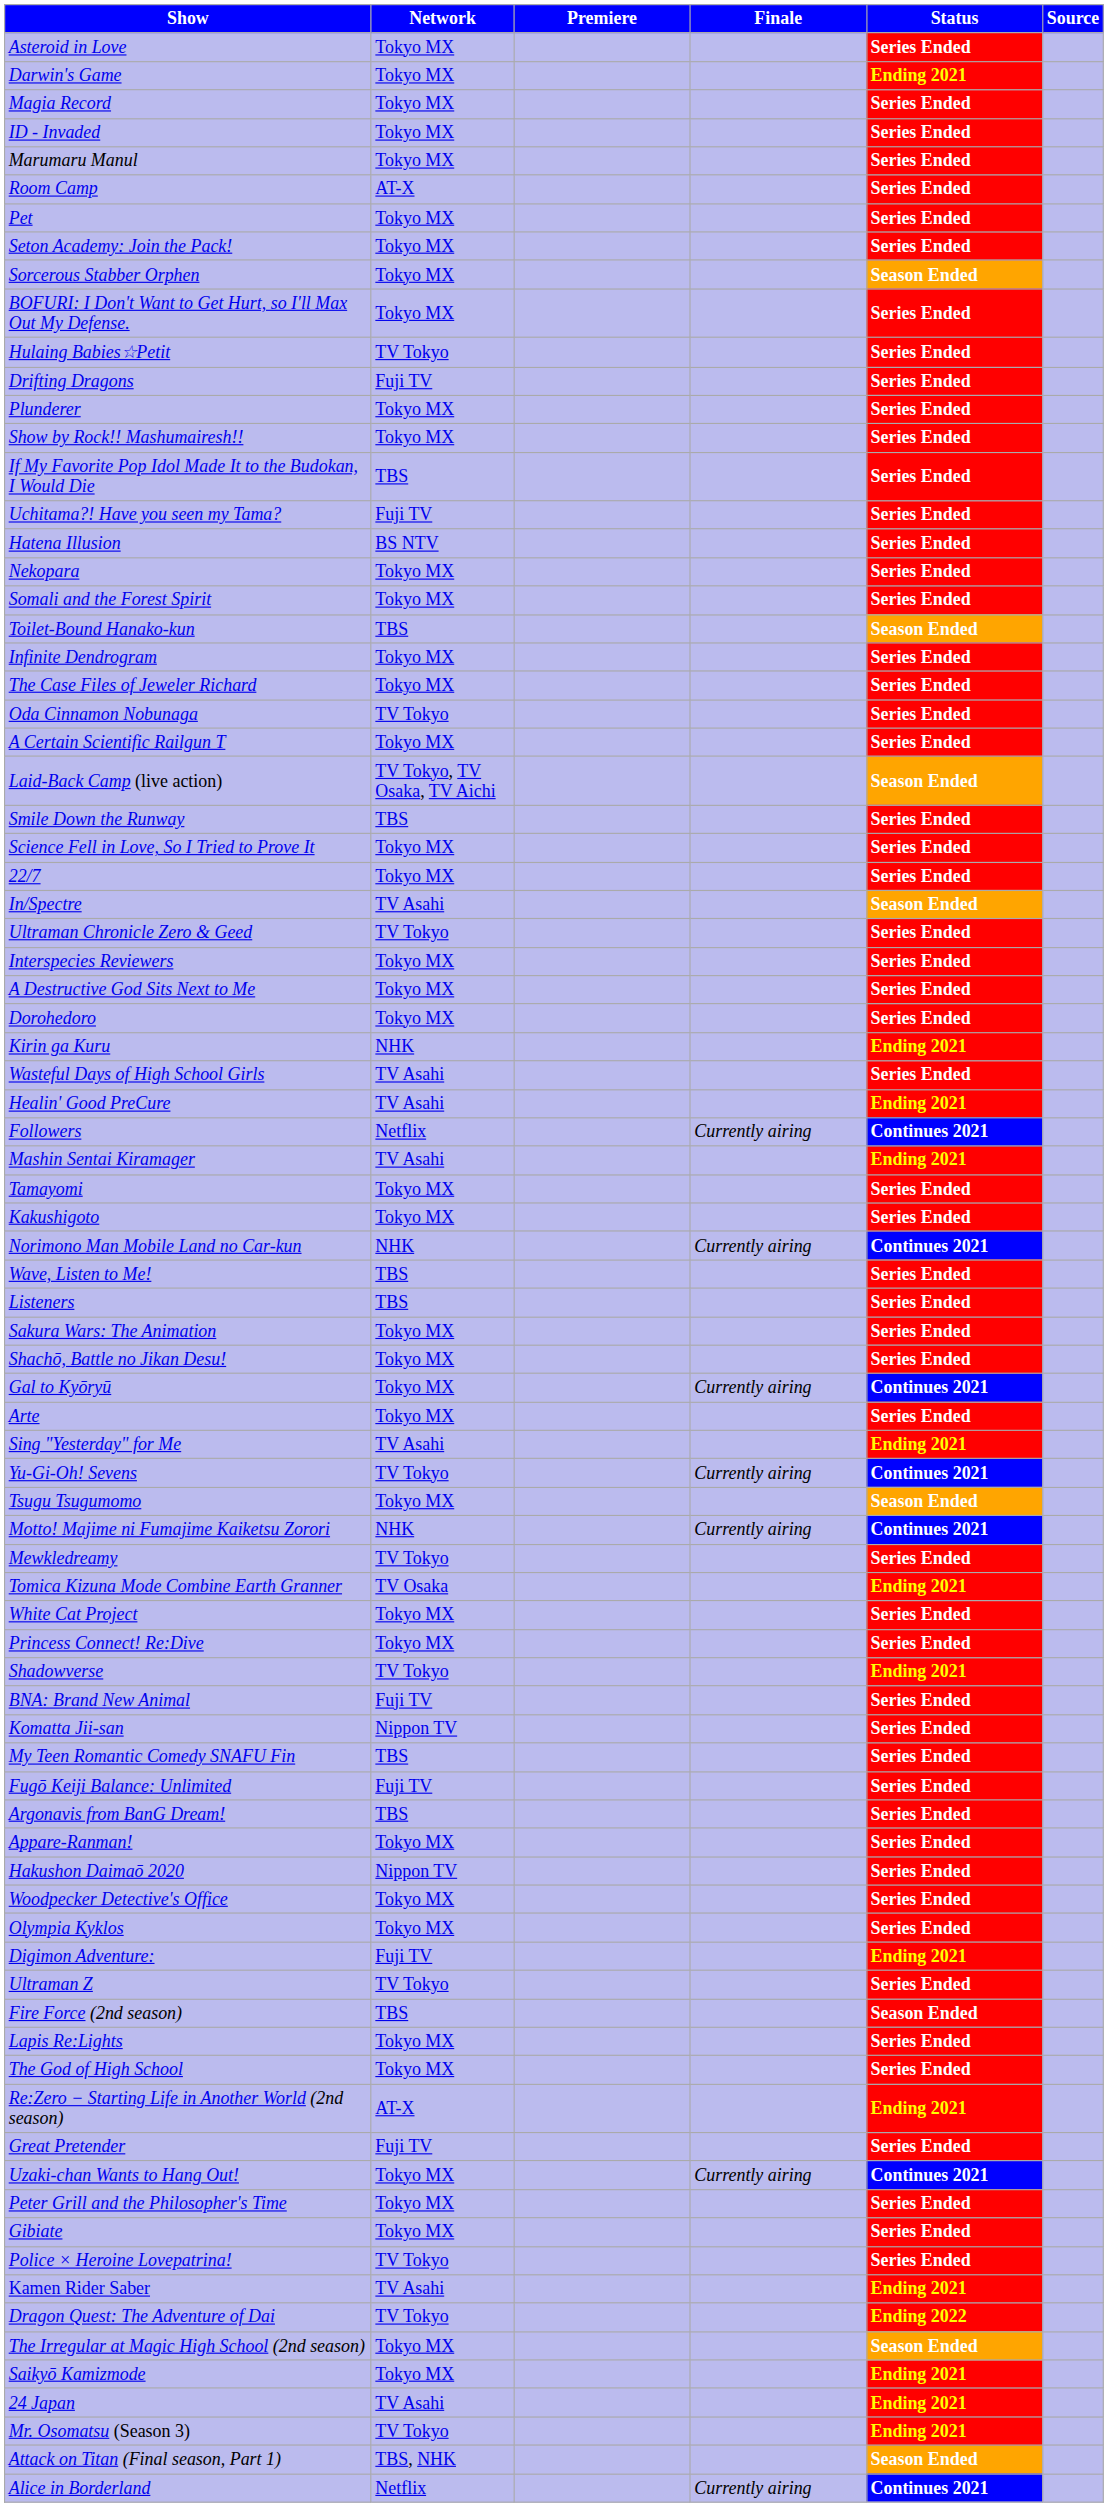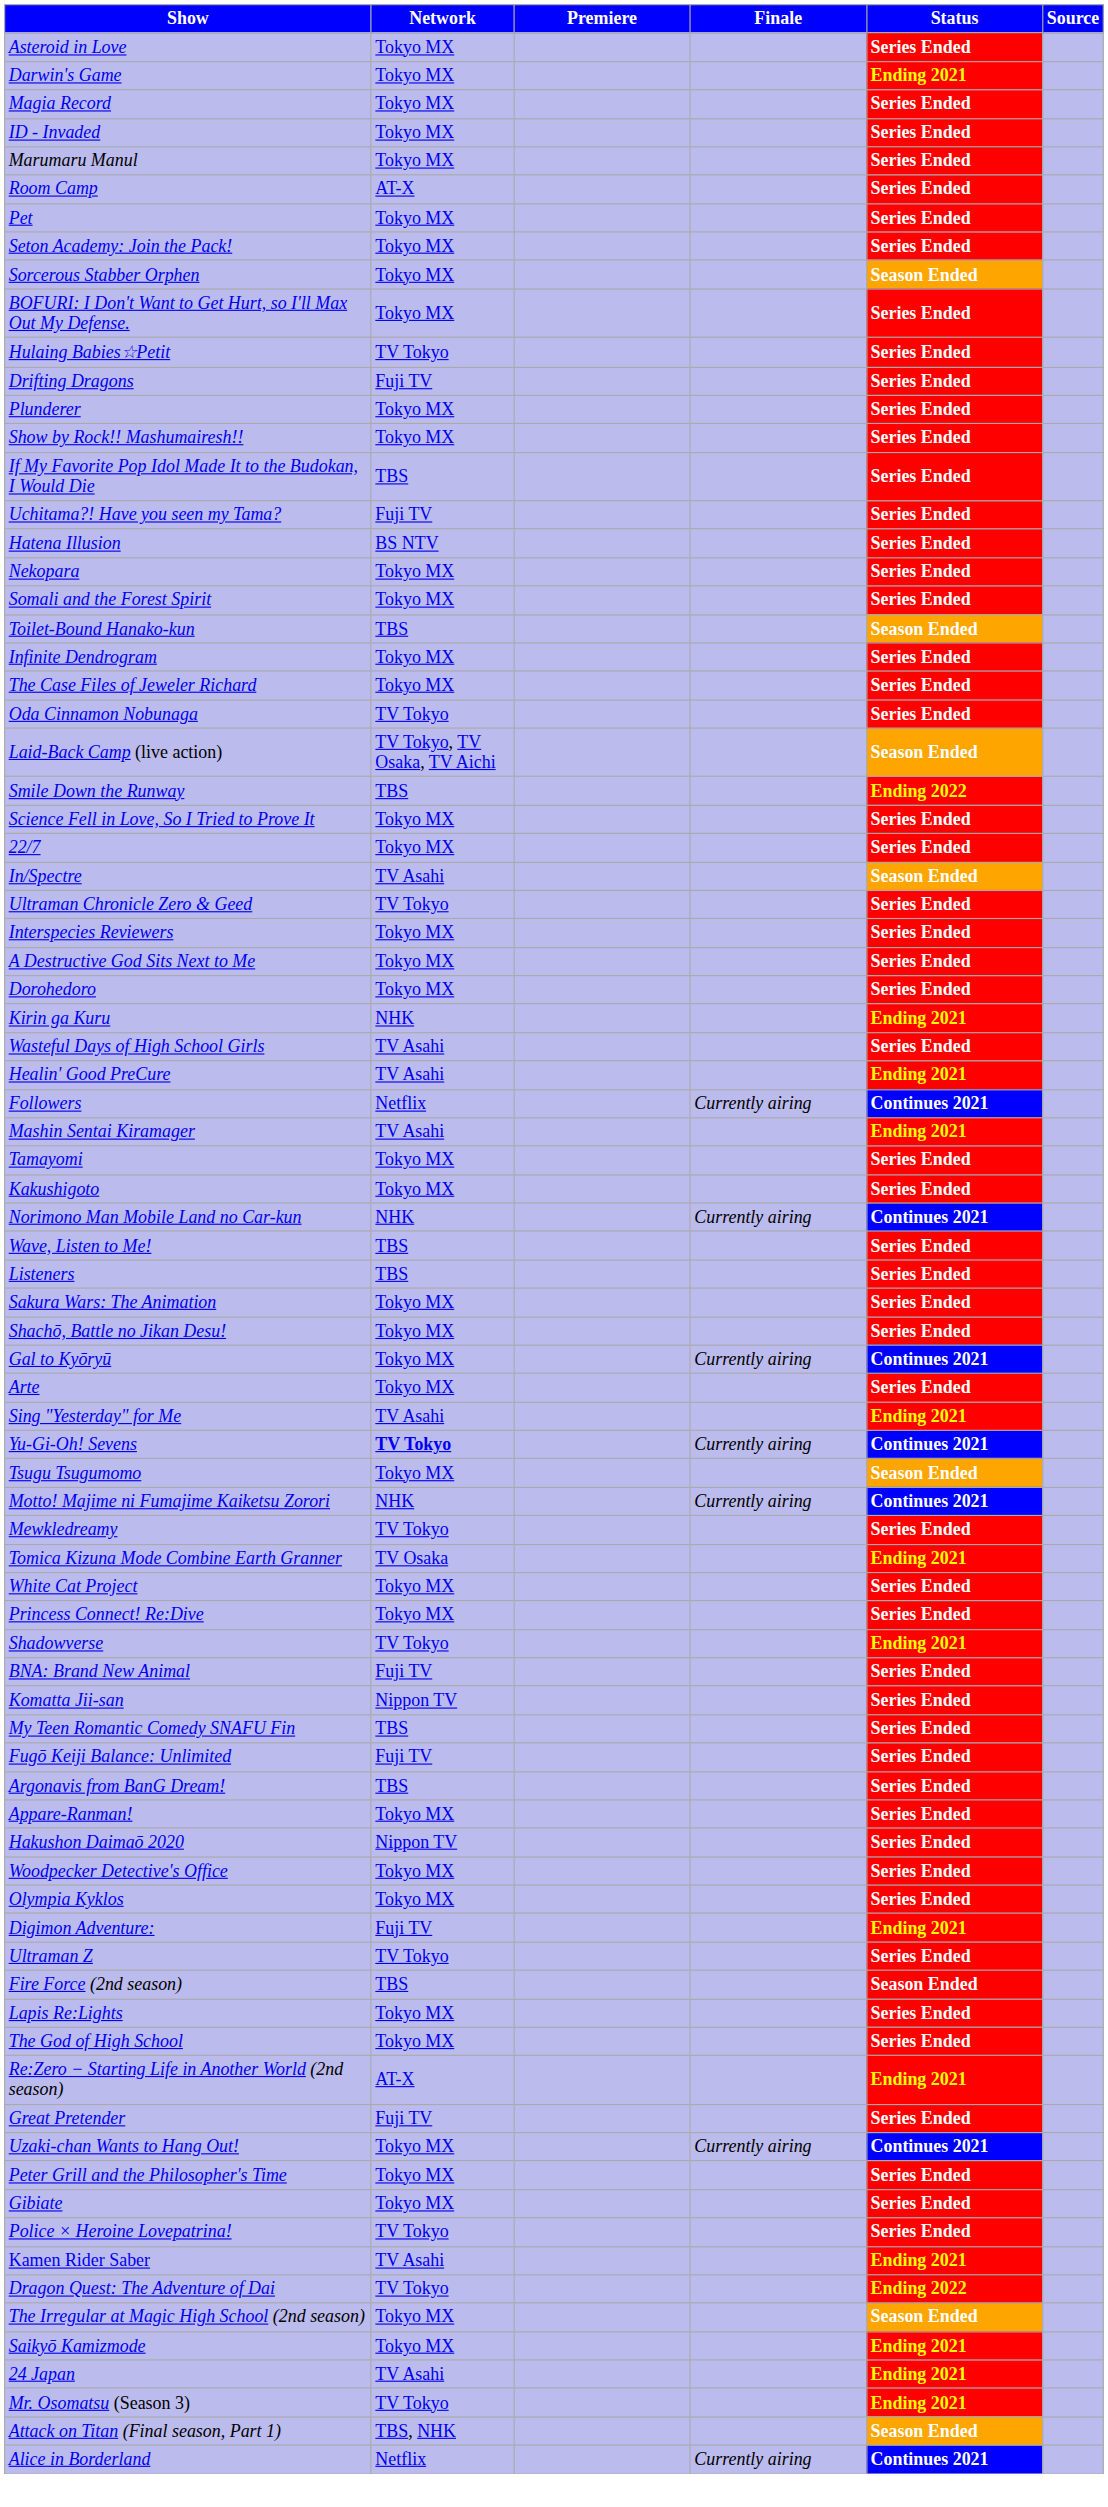- row: (117, 742)
(921, 819) Series Ended -> (919, 790) Ending 2022
(412, 1472) normal -> (413, 1444) bold
